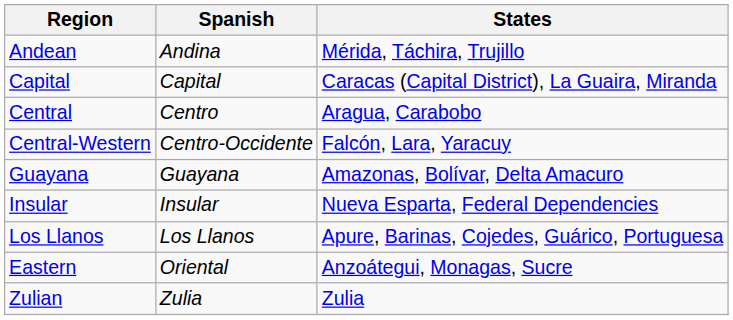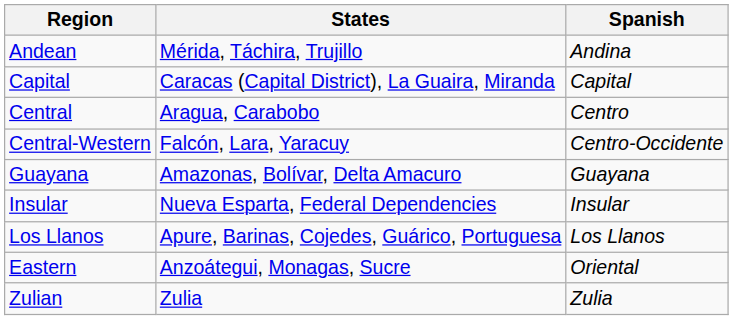columns swapped: (236, 19) <-> (523, 19)
